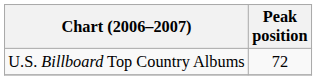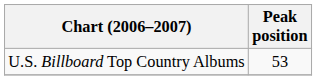(280, 61) 72 -> (280, 61) 53
